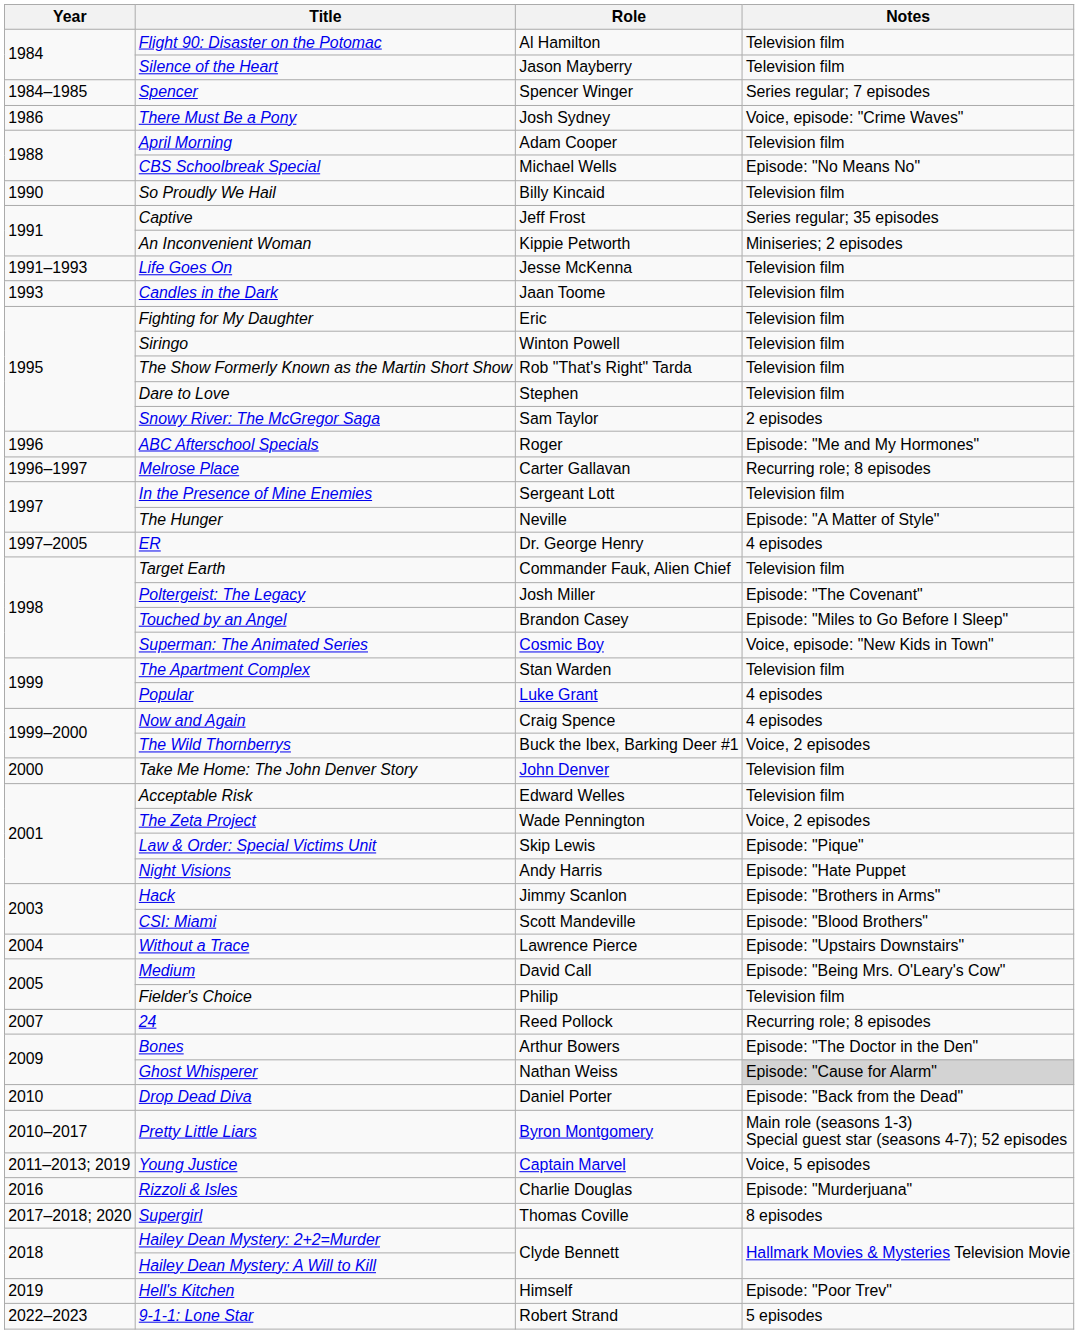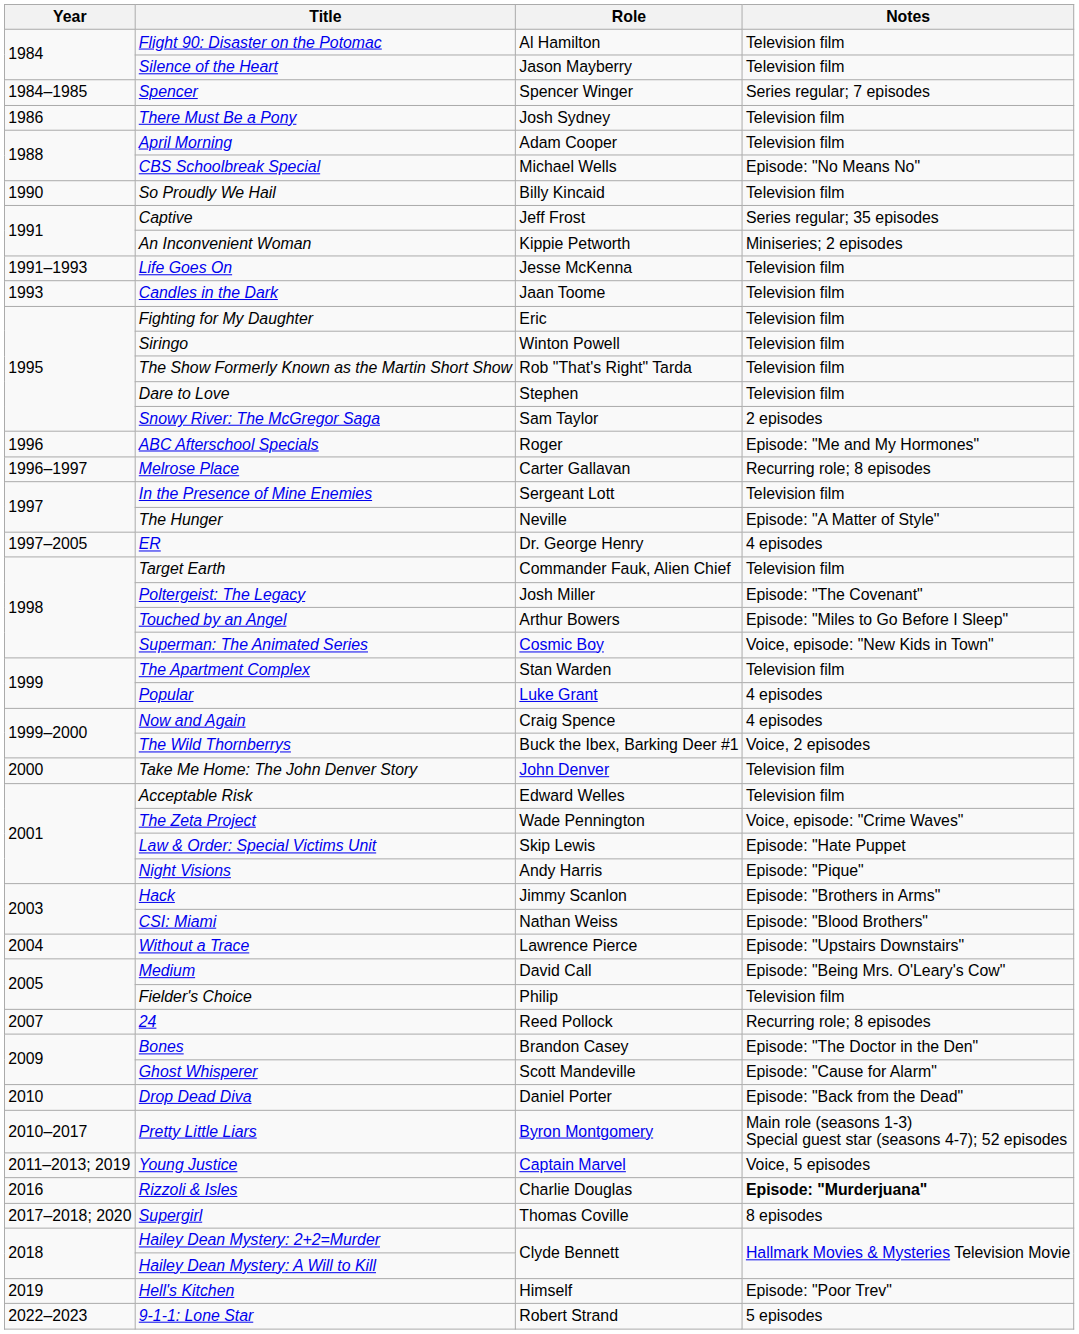(855, 117) Voice, episode: "Crime Waves" -> (795, 117) Television film
(574, 619) Brandon Casey -> (570, 619) Arthur Bowers
(808, 820) Voice, 2 episodes -> (855, 820) Voice, episode: "Crime Waves"
(805, 846) Episode: "Pique" -> (826, 846) Episode: "Hate Puppet
(826, 871) Episode: "Hate Puppet -> (805, 871) Episode: "Pique"
(577, 921) Scott Mandeville -> (569, 921) Nathan Weiss
(570, 1047) Arthur Bowers -> (574, 1047) Brandon Casey
(569, 1072) Nathan Weiss -> (577, 1072) Scott Mandeville
(841, 1072) lightgrey background -> (841, 1072) no background
(829, 1190) normal -> (837, 1190) bold
